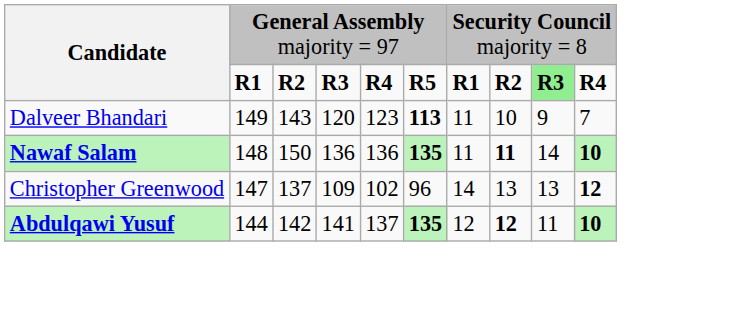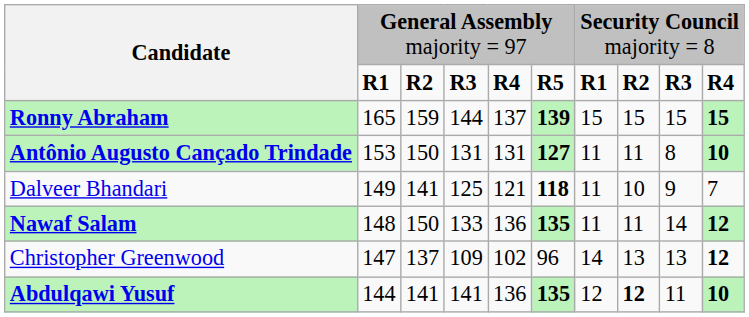(551, 82) lightgreen background -> (678, 82) no background
+ row: (89, 117)
+ row: (181, 152)
(295, 117) 143 -> (422, 188) 141
(338, 117) 120 -> (466, 188) 125
(382, 117) 123 -> (510, 188) 121
(425, 117) 113 -> (553, 188) 118
(338, 152) 136 -> (466, 223) 133
(505, 152) bold -> (633, 223) normal
(590, 152) 10 -> (718, 223) 12
(295, 223) 142 -> (422, 294) 141
(382, 223) 137 -> (510, 294) 136
